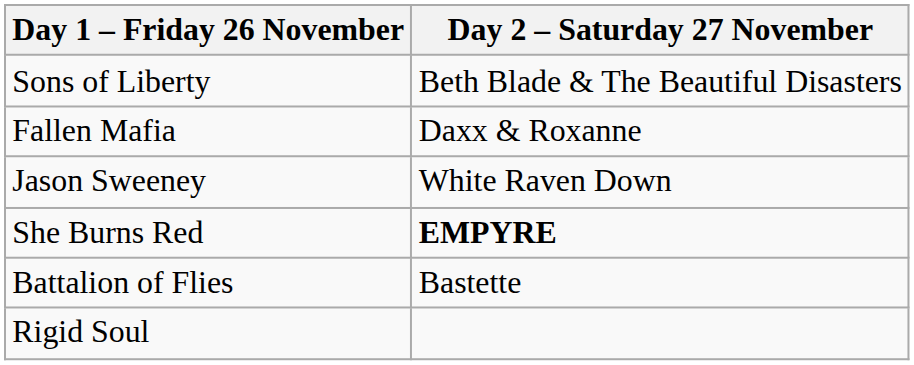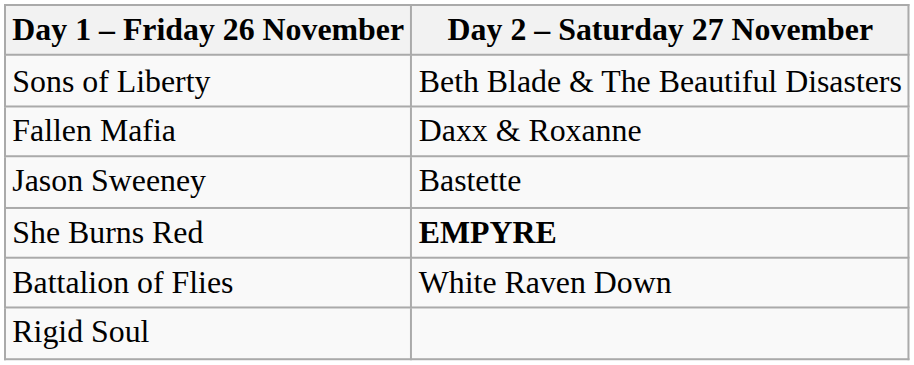(545, 181) White Raven Down -> (470, 181) Bastette
(470, 282) Bastette -> (545, 282) White Raven Down
